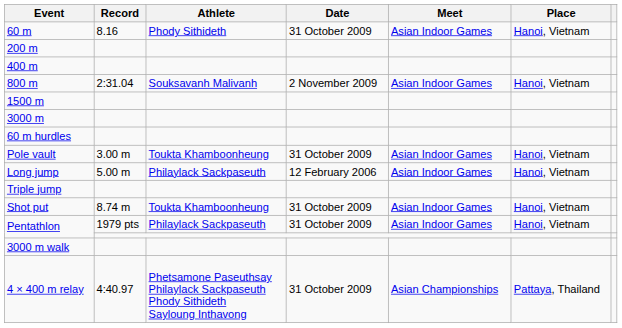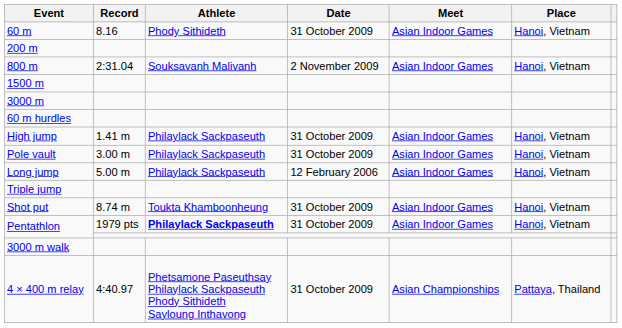- row: (22, 66)
+ row: (32, 136)
(209, 154) Toukta Khamboonheung -> (207, 154) Philaylack Sackpaseuth
(207, 224) normal -> (211, 224) bold
